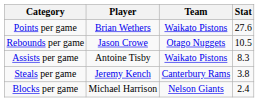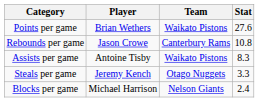(196, 43) Otago Nuggets -> (196, 43) Canterbury Rams
(243, 43) 10.5 -> (243, 43) 10.8
(196, 74) Canterbury Rams -> (196, 74) Otago Nuggets
(243, 74) 3.8 -> (243, 74) 3.3
